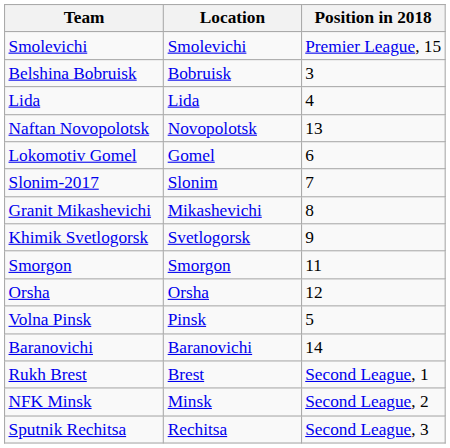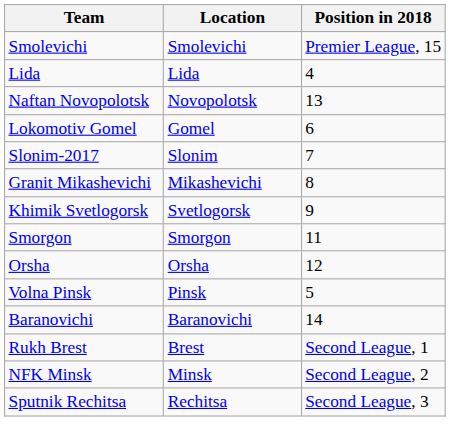- row: (73, 73)
